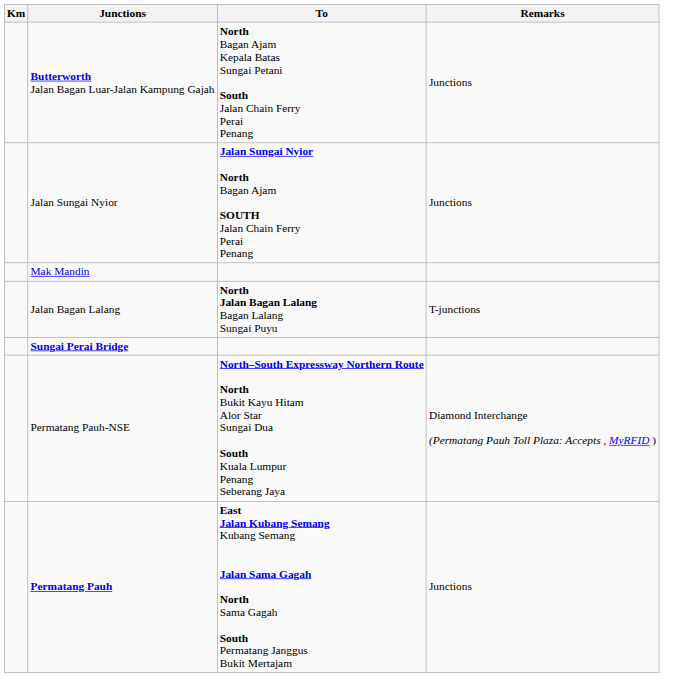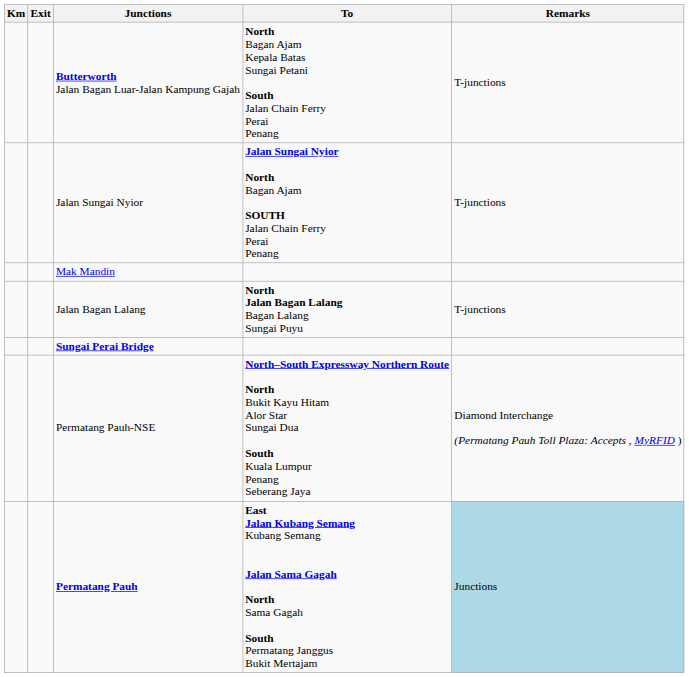+ column: (41, 13)
(450, 82) Junctions -> (480, 82) T-junctions
(450, 202) Junctions -> (480, 202) T-junctions
(450, 586) no background -> (476, 586) lightblue background
